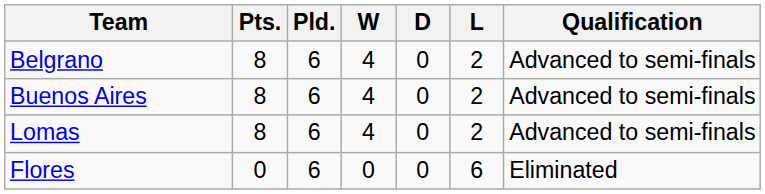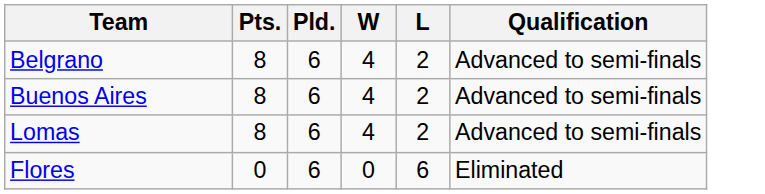- column: (423, 22)
